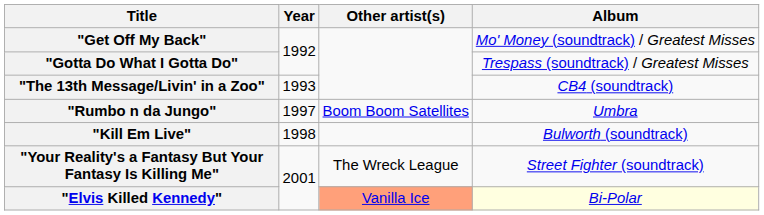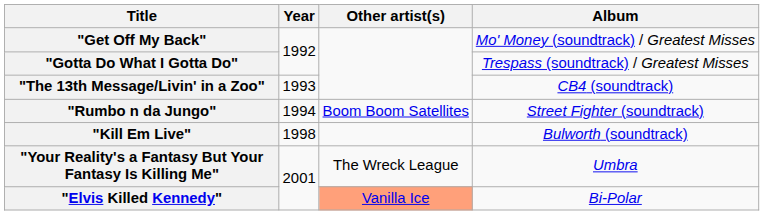(299, 110) 1997 -> (299, 110) 1994
(615, 110) Umbra -> (615, 110) Street Fighter (soundtrack)
(615, 166) Street Fighter (soundtrack) -> (615, 166) Umbra
(615, 198) lightyellow background -> (615, 198) no background
